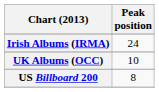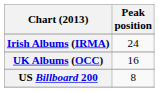(133, 60) 10 -> (133, 60) 16
